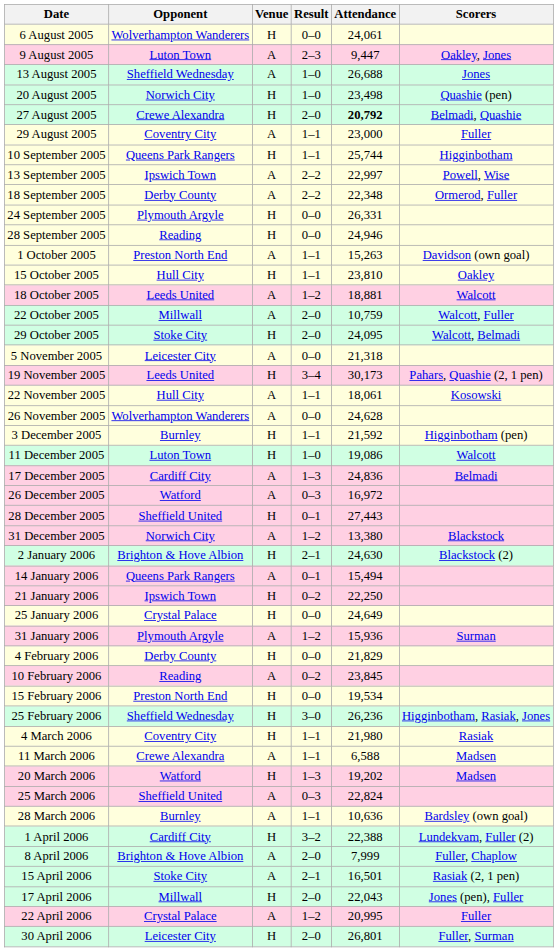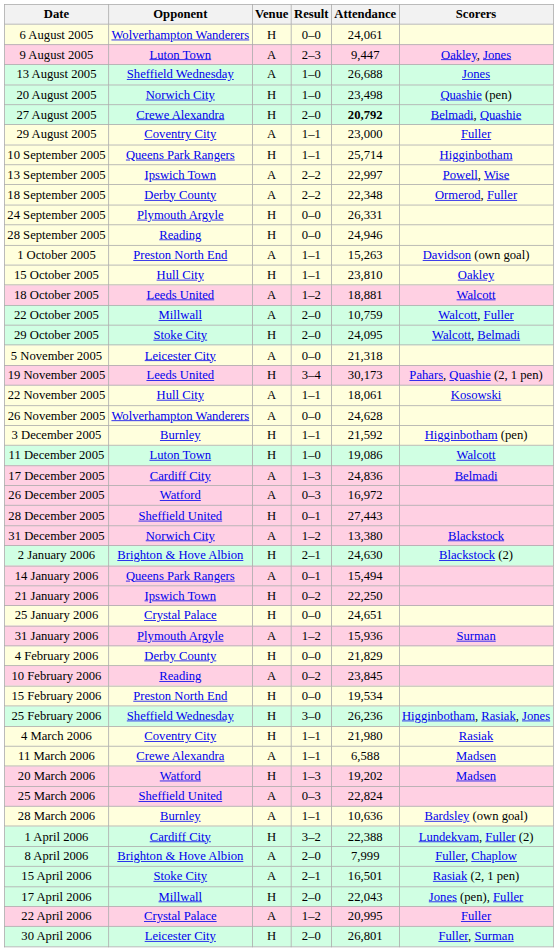(365, 154) 25,744 -> (365, 154) 25,714
(365, 615) 24,649 -> (365, 615) 24,651
